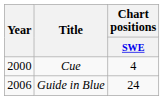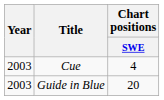(19, 66) 2000 -> (19, 66) 2003
(19, 85) 2006 -> (19, 85) 2003
(133, 85) 24 -> (133, 85) 20
